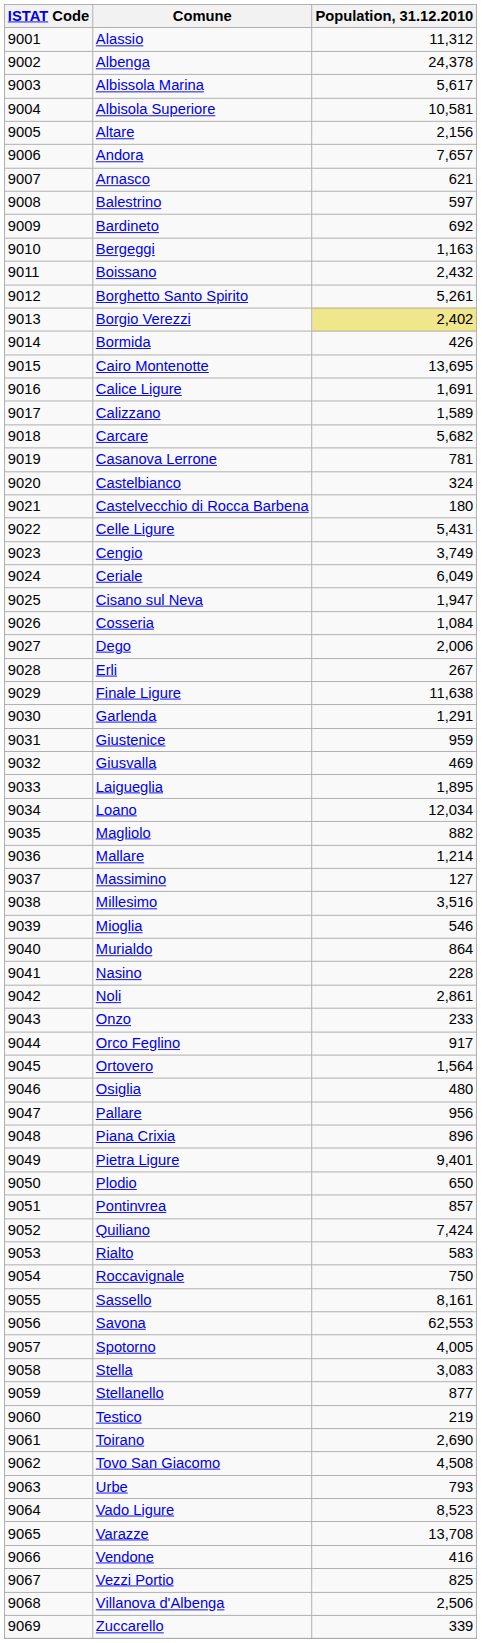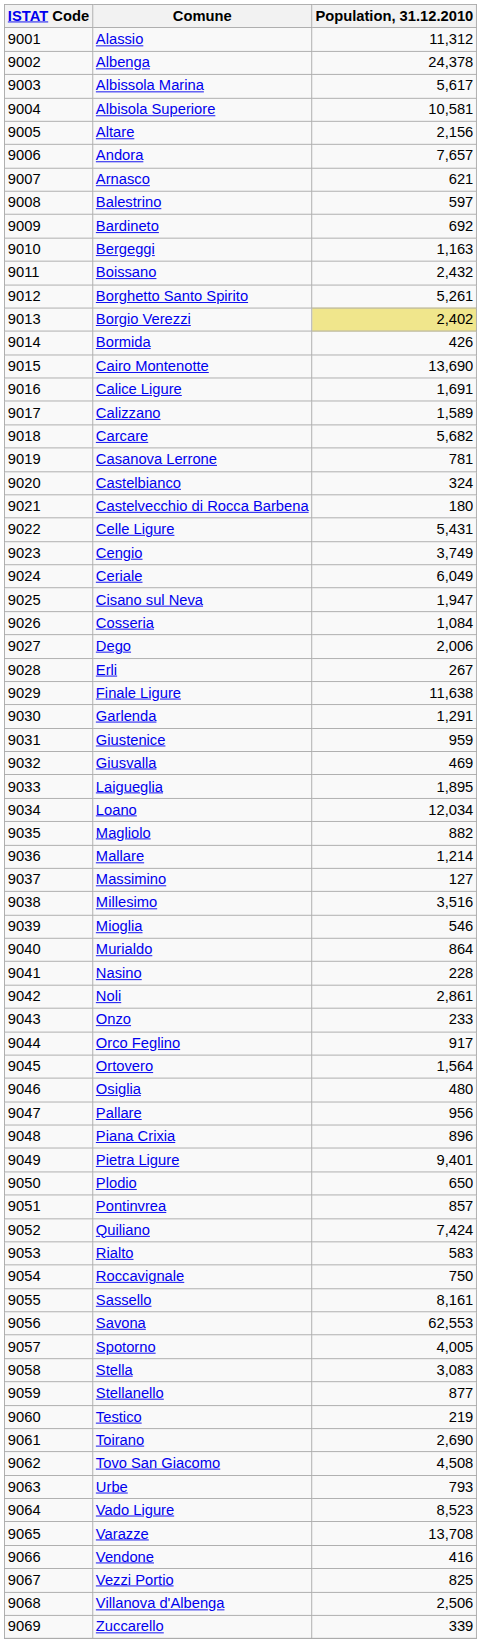(451, 366) 13,695 -> (451, 366) 13,690
